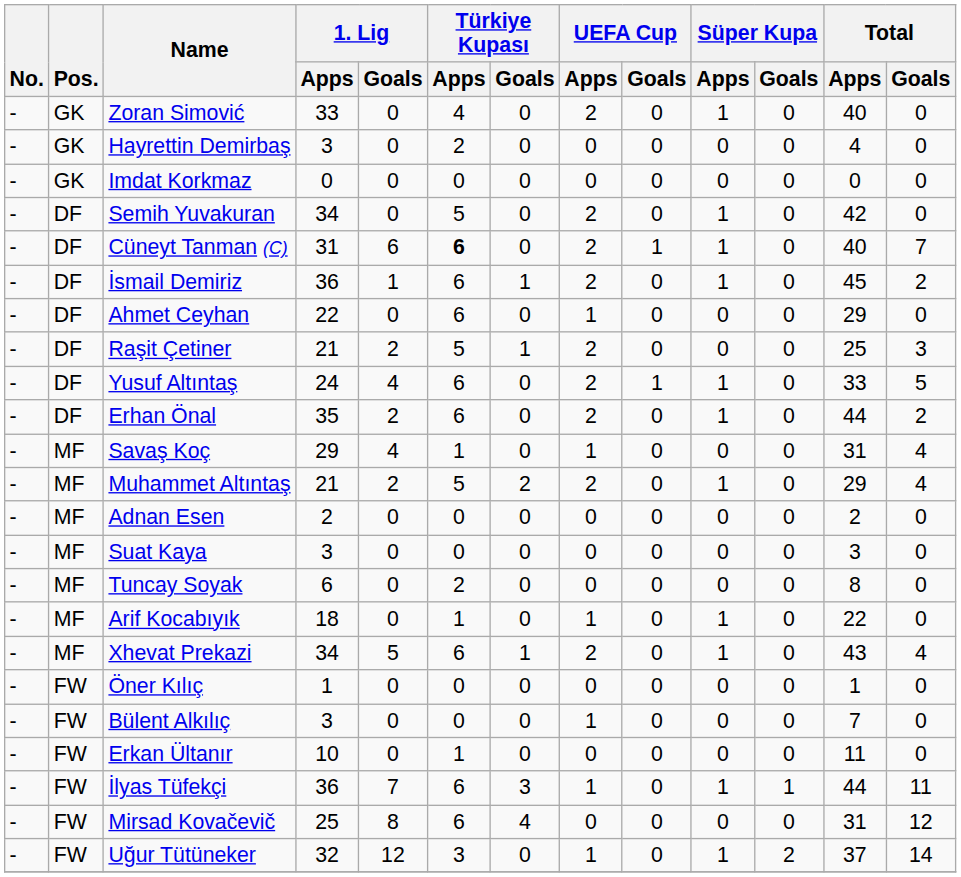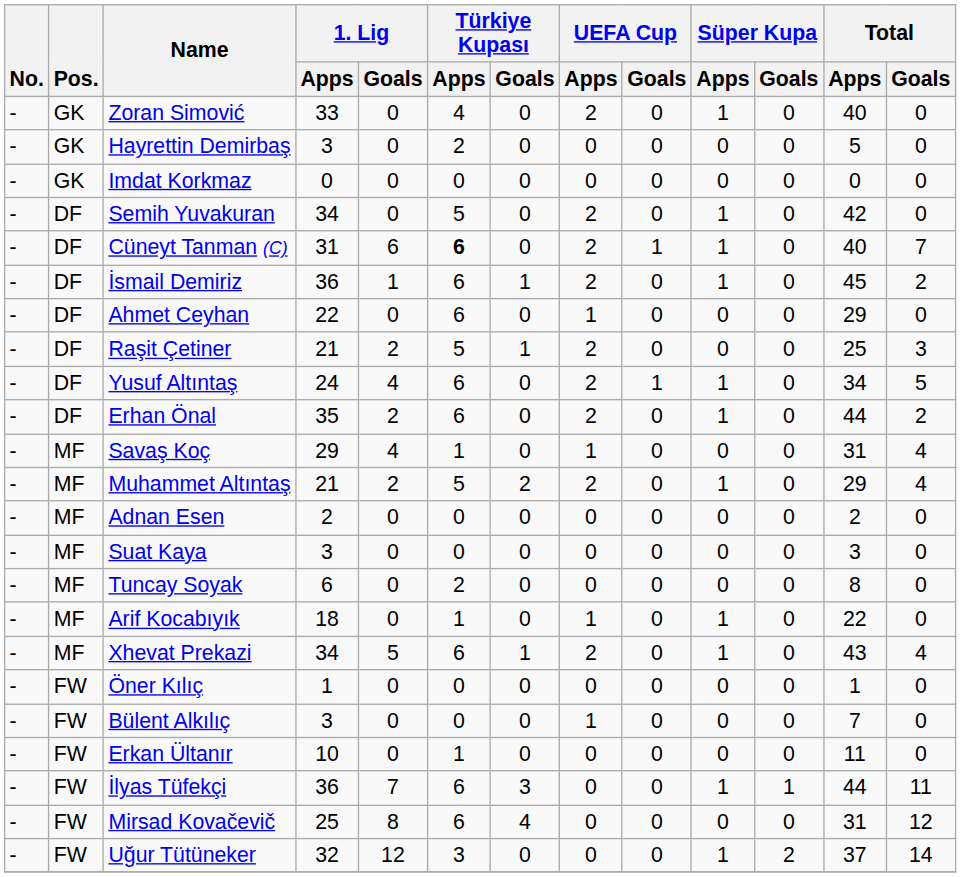(855, 146) 4 -> (855, 146) 5
(855, 382) 33 -> (855, 382) 34
(591, 787) 1 -> (591, 787) 0
(591, 855) 1 -> (591, 855) 0
